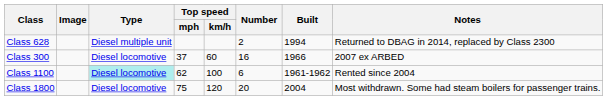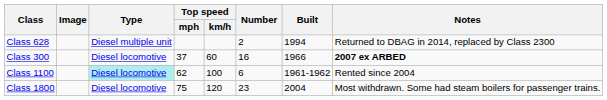(369, 57) normal -> (370, 57) bold
(244, 88) 20 -> (244, 88) 23
